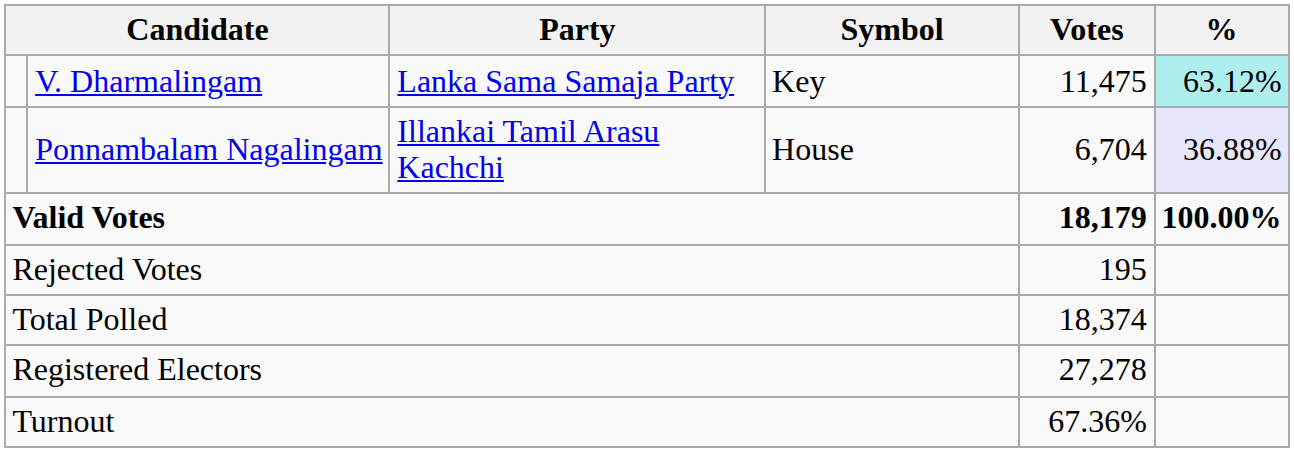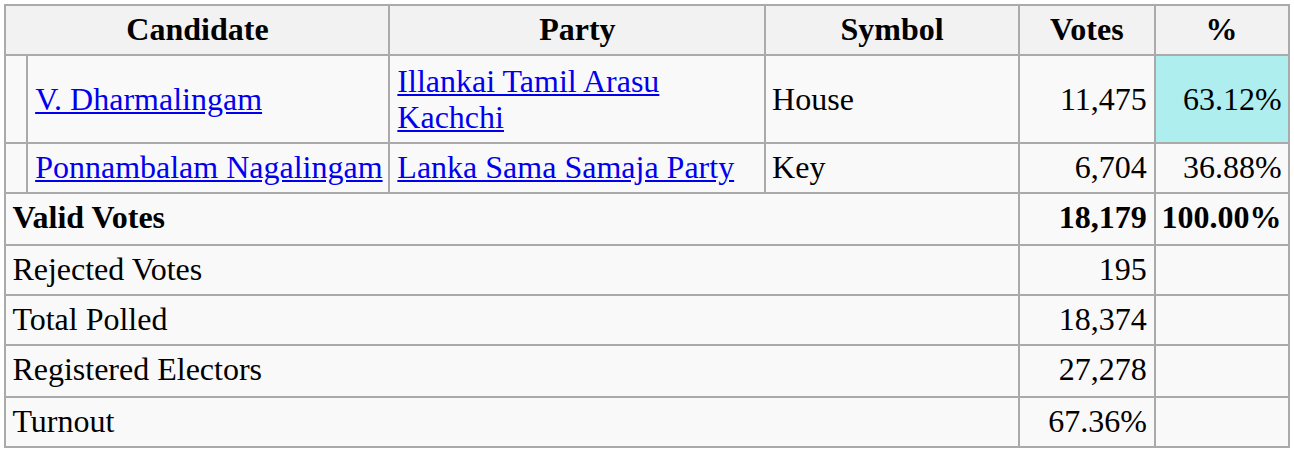(566, 80) Lanka Sama Samaja Party -> (528, 98) Illankai Tamil Arasu Kachchi
(799, 80) Key -> (813, 98) House
(528, 149) Illankai Tamil Arasu Kachchi -> (566, 167) Lanka Sama Samaja Party
(813, 149) House -> (799, 167) Key
(1232, 149) lavender background -> (1232, 167) no background
